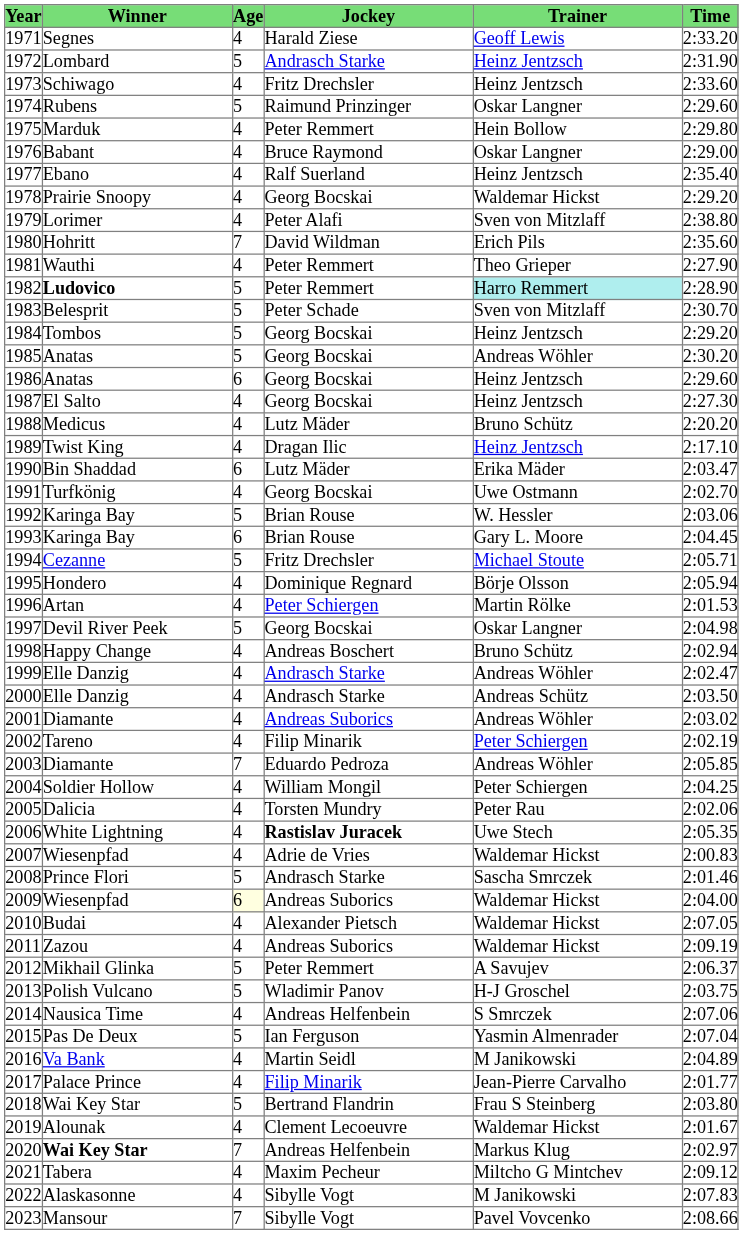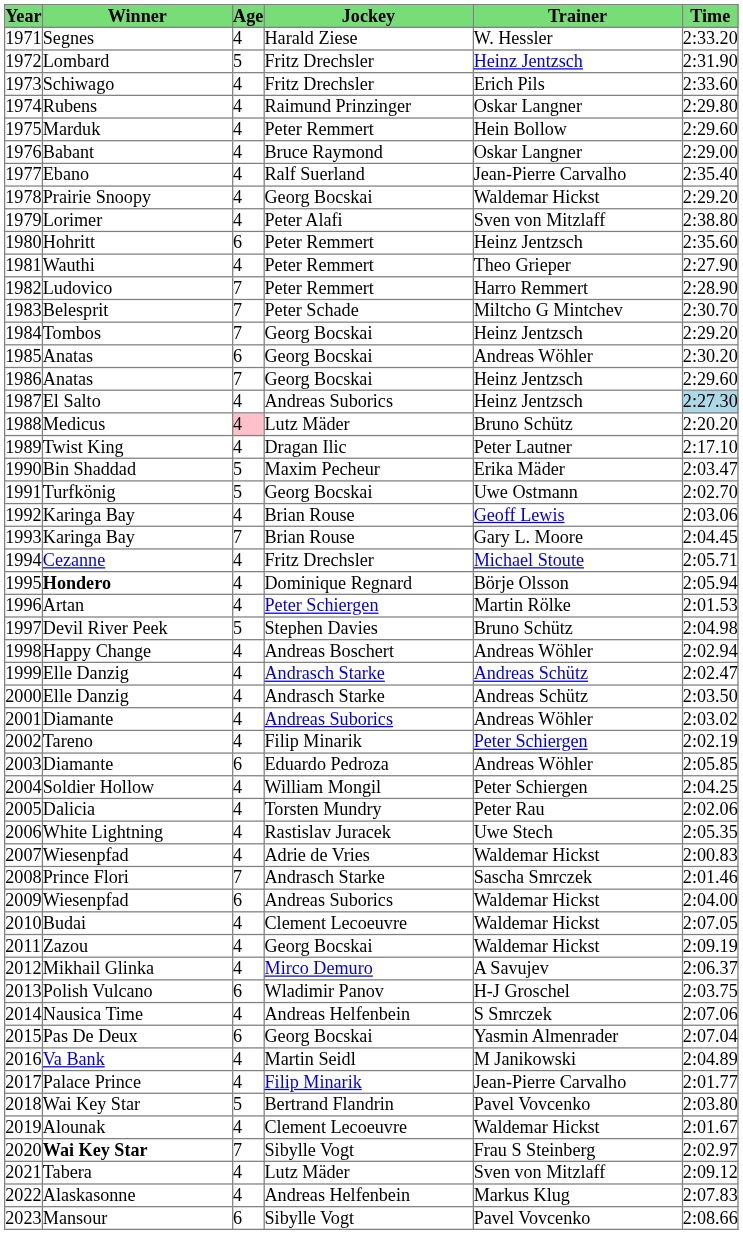(519, 38) Geoff Lewis -> (513, 38) W. Hessler
(325, 61) Andrasch Starke -> (319, 61) Fritz Drechsler
(528, 83) Heinz Jentzsch -> (509, 83) Erich Pils
(238, 106) 5 -> (238, 106) 4
(710, 106) 2:29.60 -> (710, 106) 2:29.80
(710, 129) 2:29.80 -> (710, 129) 2:29.60
(528, 174) Heinz Jentzsch -> (550, 174) Jean-Pierre Carvalho
(238, 242) 7 -> (238, 242) 6
(322, 242) David Wildman -> (319, 242) Peter Remmert
(509, 242) Erich Pils -> (528, 242) Heinz Jentzsch
(79, 288) bold -> (78, 287) normal
(238, 287) 5 -> (238, 287) 7
(531, 287) paleturquoise background -> (531, 287) no background
(238, 310) 5 -> (238, 310) 7
(539, 310) Sven von Mitzlaff -> (548, 310) Miltcho G Mintchev
(238, 333) 5 -> (238, 333) 7
(238, 356) 5 -> (238, 356) 6
(238, 378) 6 -> (238, 378) 7
(318, 401) Georg Bocskai -> (329, 401) Andreas Suborics
(710, 401) no background -> (710, 401) lightblue background
(238, 424) no background -> (238, 424) pink background
(528, 446) Heinz Jentzsch -> (523, 446) Peter Lautner
(238, 469) 6 -> (238, 469) 5
(307, 469) Lutz Mäder -> (322, 469) Maxim Pecheur
(238, 492) 4 -> (238, 492) 5
(238, 514) 5 -> (238, 514) 4
(513, 514) W. Hessler -> (519, 514) Geoff Lewis
(238, 537) 6 -> (238, 537) 7
(238, 560) 5 -> (238, 560) 4
(75, 582) normal -> (77, 582) bold
(318, 628) Georg Bocskai -> (321, 628) Stephen Davies
(528, 628) Oskar Langner -> (523, 628) Bruno Schütz
(523, 650) Bruno Schütz -> (533, 650) Andreas Wöhler
(533, 673) Andreas Wöhler -> (531, 673) Andreas Schütz
(238, 764) 7 -> (238, 764) 6
(333, 832) bold -> (328, 832) normal
(238, 877) 5 -> (238, 877) 7
(238, 900) lightyellow background -> (238, 900) no background
(331, 923) Alexander Pietsch -> (336, 923) Clement Lecoeuvre
(329, 945) Andreas Suborics -> (318, 945) Georg Bocskai
(238, 968) 5 -> (238, 968) 4
(319, 968) Peter Remmert -> (319, 968) Mirco Demuro
(238, 991) 5 -> (238, 991) 6
(238, 1036) 5 -> (238, 1036) 6
(312, 1036) Ian Ferguson -> (318, 1036) Georg Bocskai
(534, 1104) Frau S Steinberg -> (532, 1104) Pavel Vovcenko
(337, 1149) Andreas Helfenbein -> (309, 1149) Sibylle Vogt
(522, 1149) Markus Klug -> (534, 1149) Frau S Steinberg
(322, 1172) Maxim Pecheur -> (307, 1172) Lutz Mäder
(548, 1172) Miltcho G Mintchev -> (539, 1172) Sven von Mitzlaff
(309, 1195) Sibylle Vogt -> (337, 1195) Andreas Helfenbein
(525, 1195) M Janikowski -> (522, 1195) Markus Klug
(238, 1217) 7 -> (238, 1217) 6
